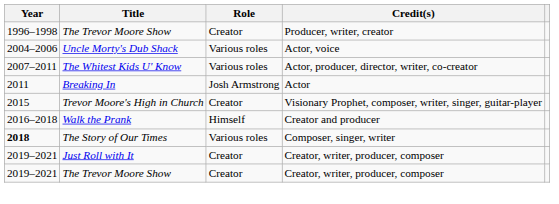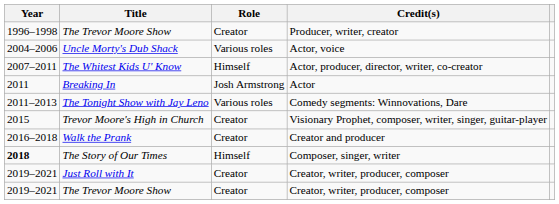(238, 66) Various roles -> (232, 66) Himself
+ row: (136, 102)
(227, 119) Himself -> (231, 137) Creator
(238, 137) Various roles -> (232, 155) Himself
